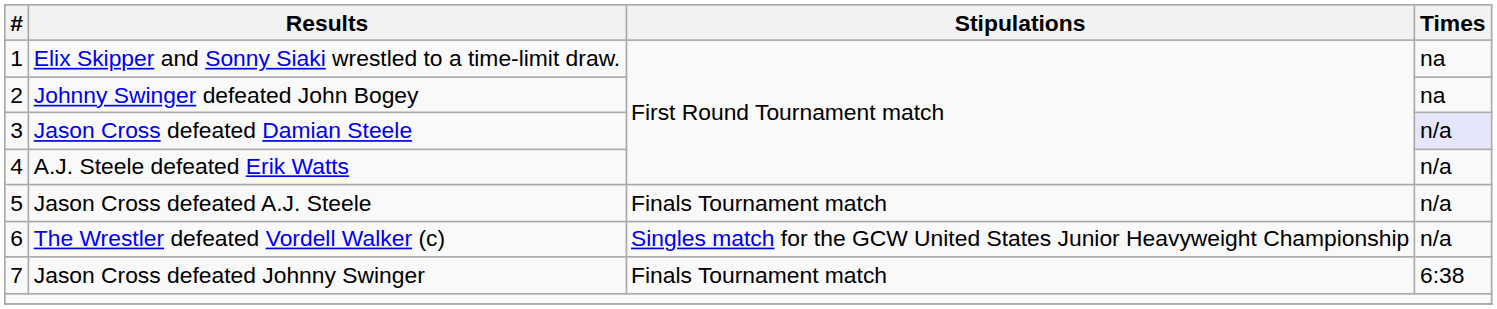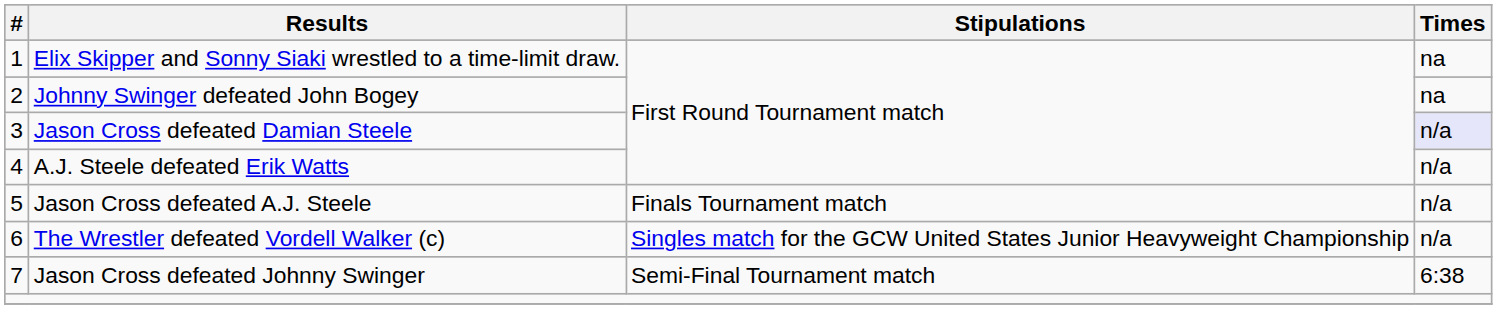(759, 275) Finals Tournament match -> (783, 275) Semi-Final Tournament match
